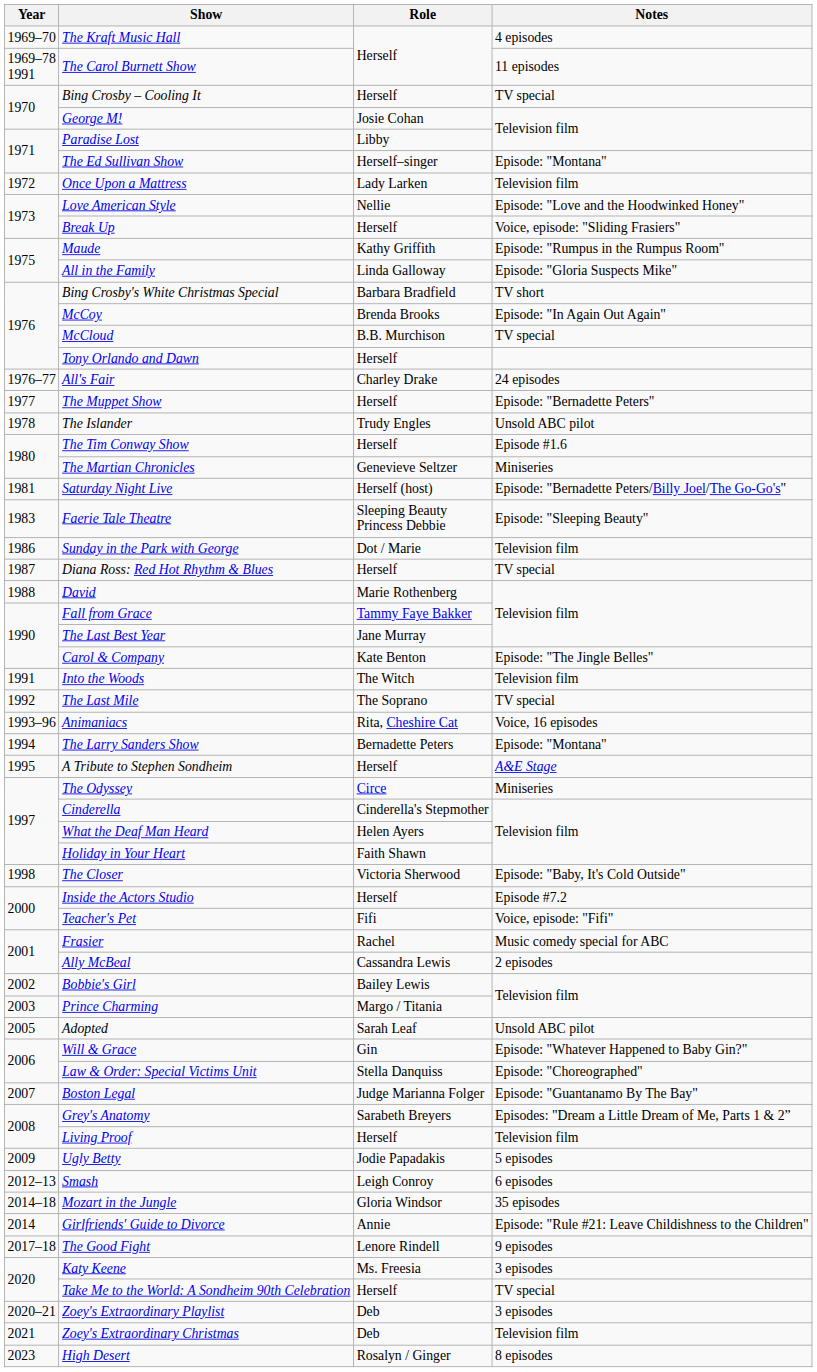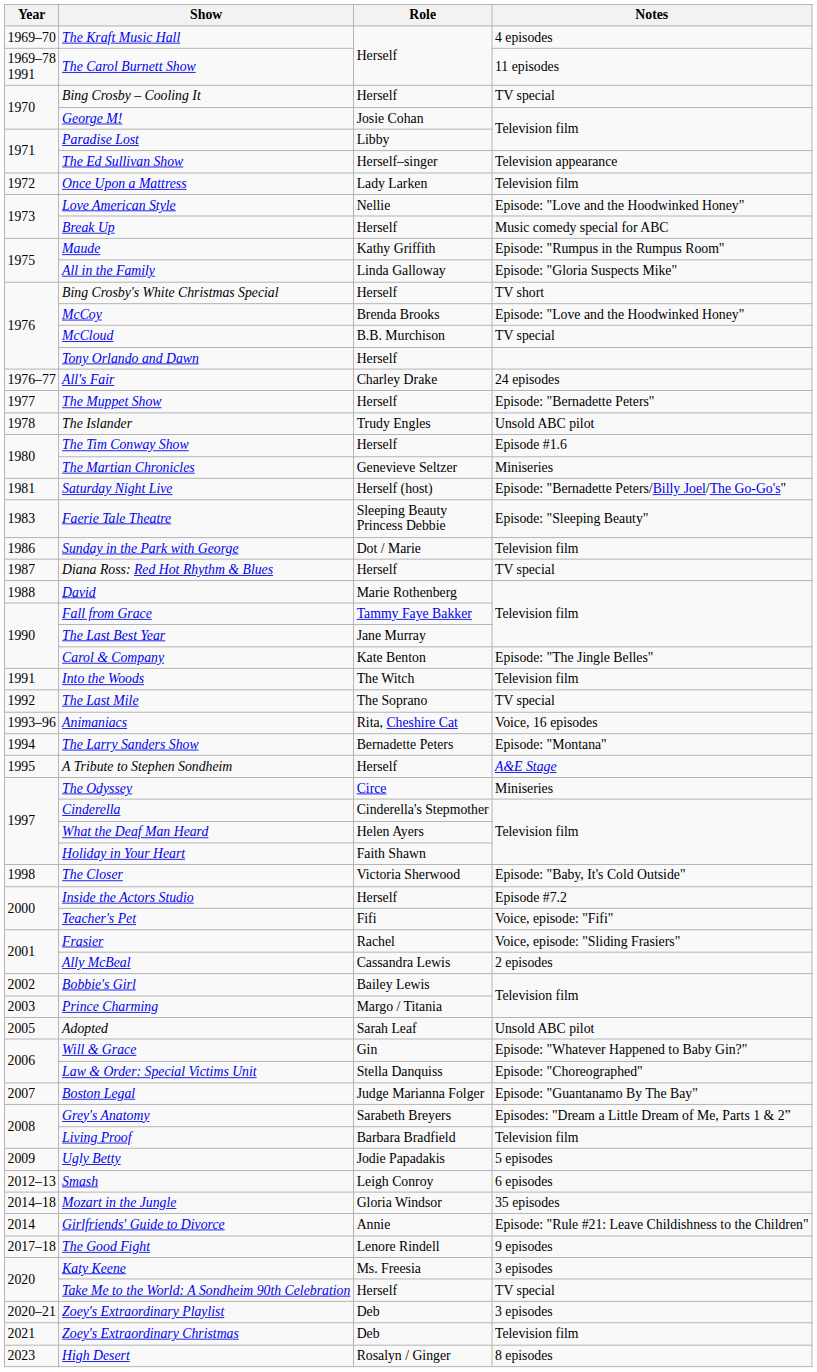(551, 161) Episode: "Montana" -> (556, 161) Television appearance
(588, 227) Voice, episode: "Sliding Frasiers" -> (582, 227) Music comedy special for ABC
(406, 292) Barbara Bradfield -> (377, 292) Herself
(580, 314) Episode: "In Again Out Again" -> (620, 314) Episode: "Love and the Hoodwinked Honey"
(582, 941) Music comedy special for ABC -> (588, 941) Voice, episode: "Sliding Frasiers"
(377, 1137) Herself -> (406, 1137) Barbara Bradfield
